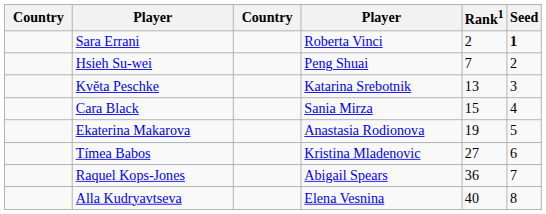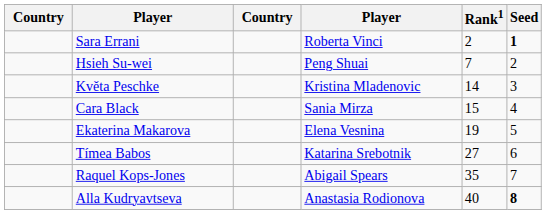(358, 86) Katarina Srebotnik -> (362, 86) Kristina Mladenovic
(472, 86) 13 -> (472, 86) 14
(364, 131) Anastasia Rodionova -> (344, 131) Elena Vesnina
(362, 153) Kristina Mladenovic -> (358, 153) Katarina Srebotnik
(472, 175) 36 -> (472, 175) 35
(344, 198) Elena Vesnina -> (364, 198) Anastasia Rodionova
(514, 198) normal -> (514, 198) bold
